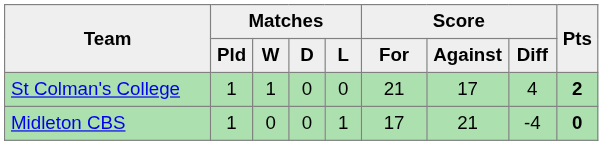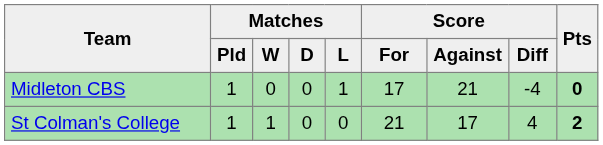rows swapped: (96, 89) <-> (68, 123)
